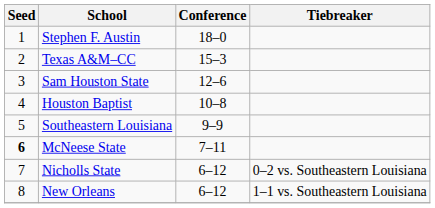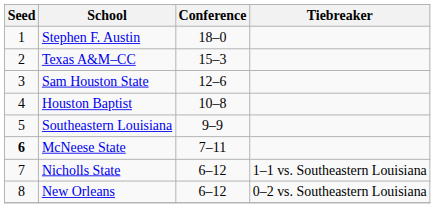(340, 170) 0–2 vs. Southeastern Louisiana -> (340, 170) 1–1 vs. Southeastern Louisiana
(340, 192) 1–1 vs. Southeastern Louisiana -> (340, 192) 0–2 vs. Southeastern Louisiana
